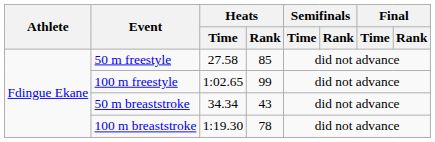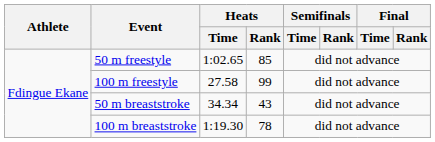(223, 60) 27.58 -> (223, 60) 1:02.65
(223, 82) 1:02.65 -> (223, 82) 27.58
